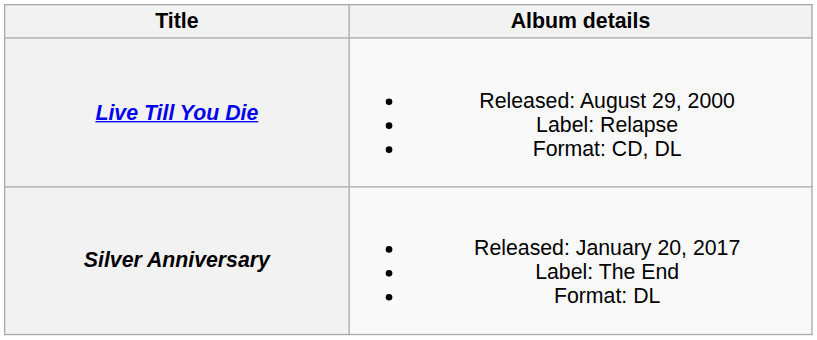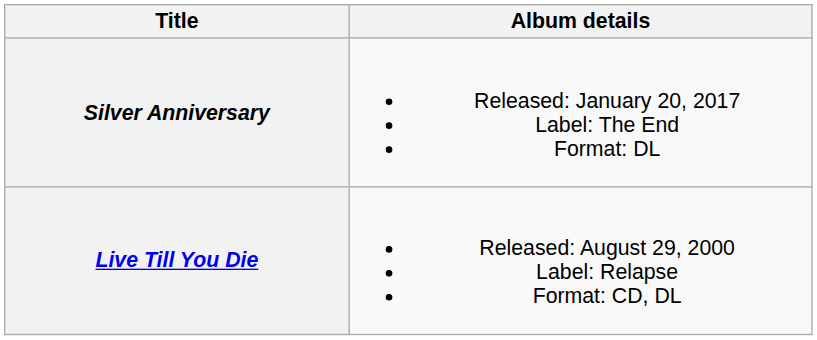rows swapped: (177, 112) <-> (177, 260)
